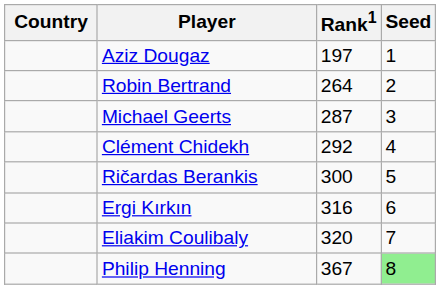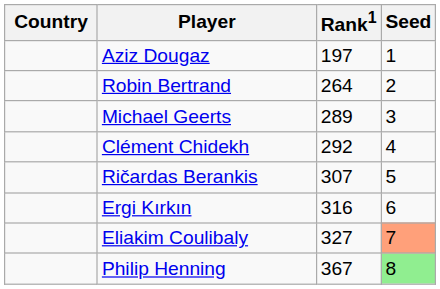(337, 116) 287 -> (337, 116) 289
(337, 177) 300 -> (337, 177) 307
(337, 238) 320 -> (337, 238) 327
(391, 238) no background -> (391, 238) lightsalmon background
